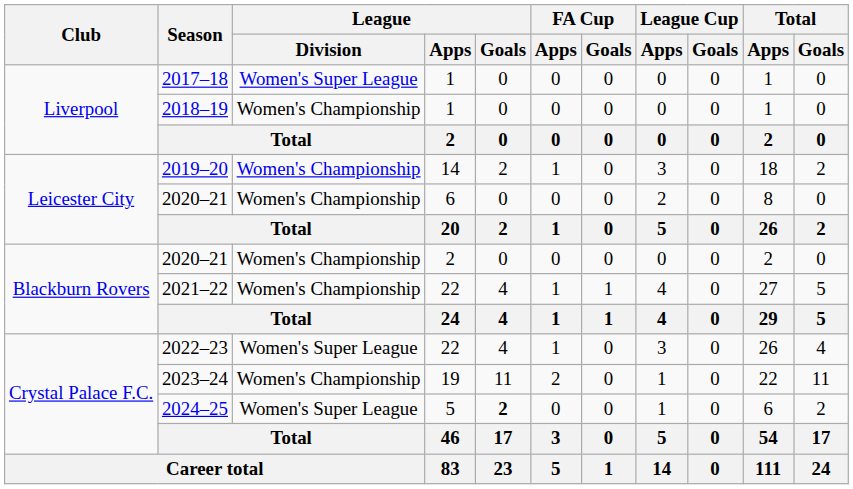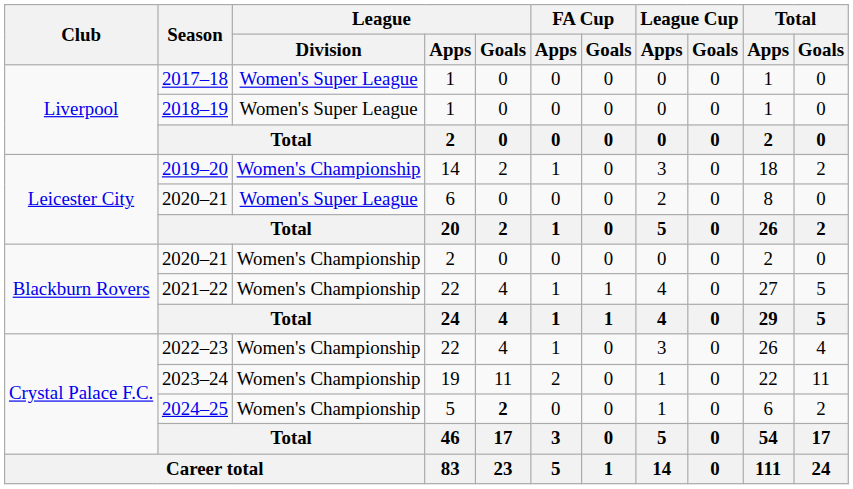(329, 109) Women's Championship -> (329, 109) Women's Super League
(329, 199) Women's Championship -> (329, 199) Women's Super League
(329, 348) Women's Super League -> (329, 348) Women's Championship
(329, 408) Women's Super League -> (329, 408) Women's Championship
